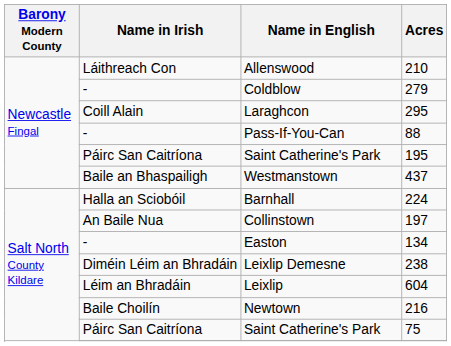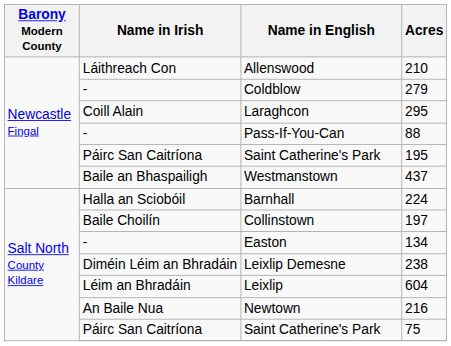(123, 220) An Baile Nua -> (121, 220) Baile Choilín
(121, 308) Baile Choilín -> (123, 308) An Baile Nua
